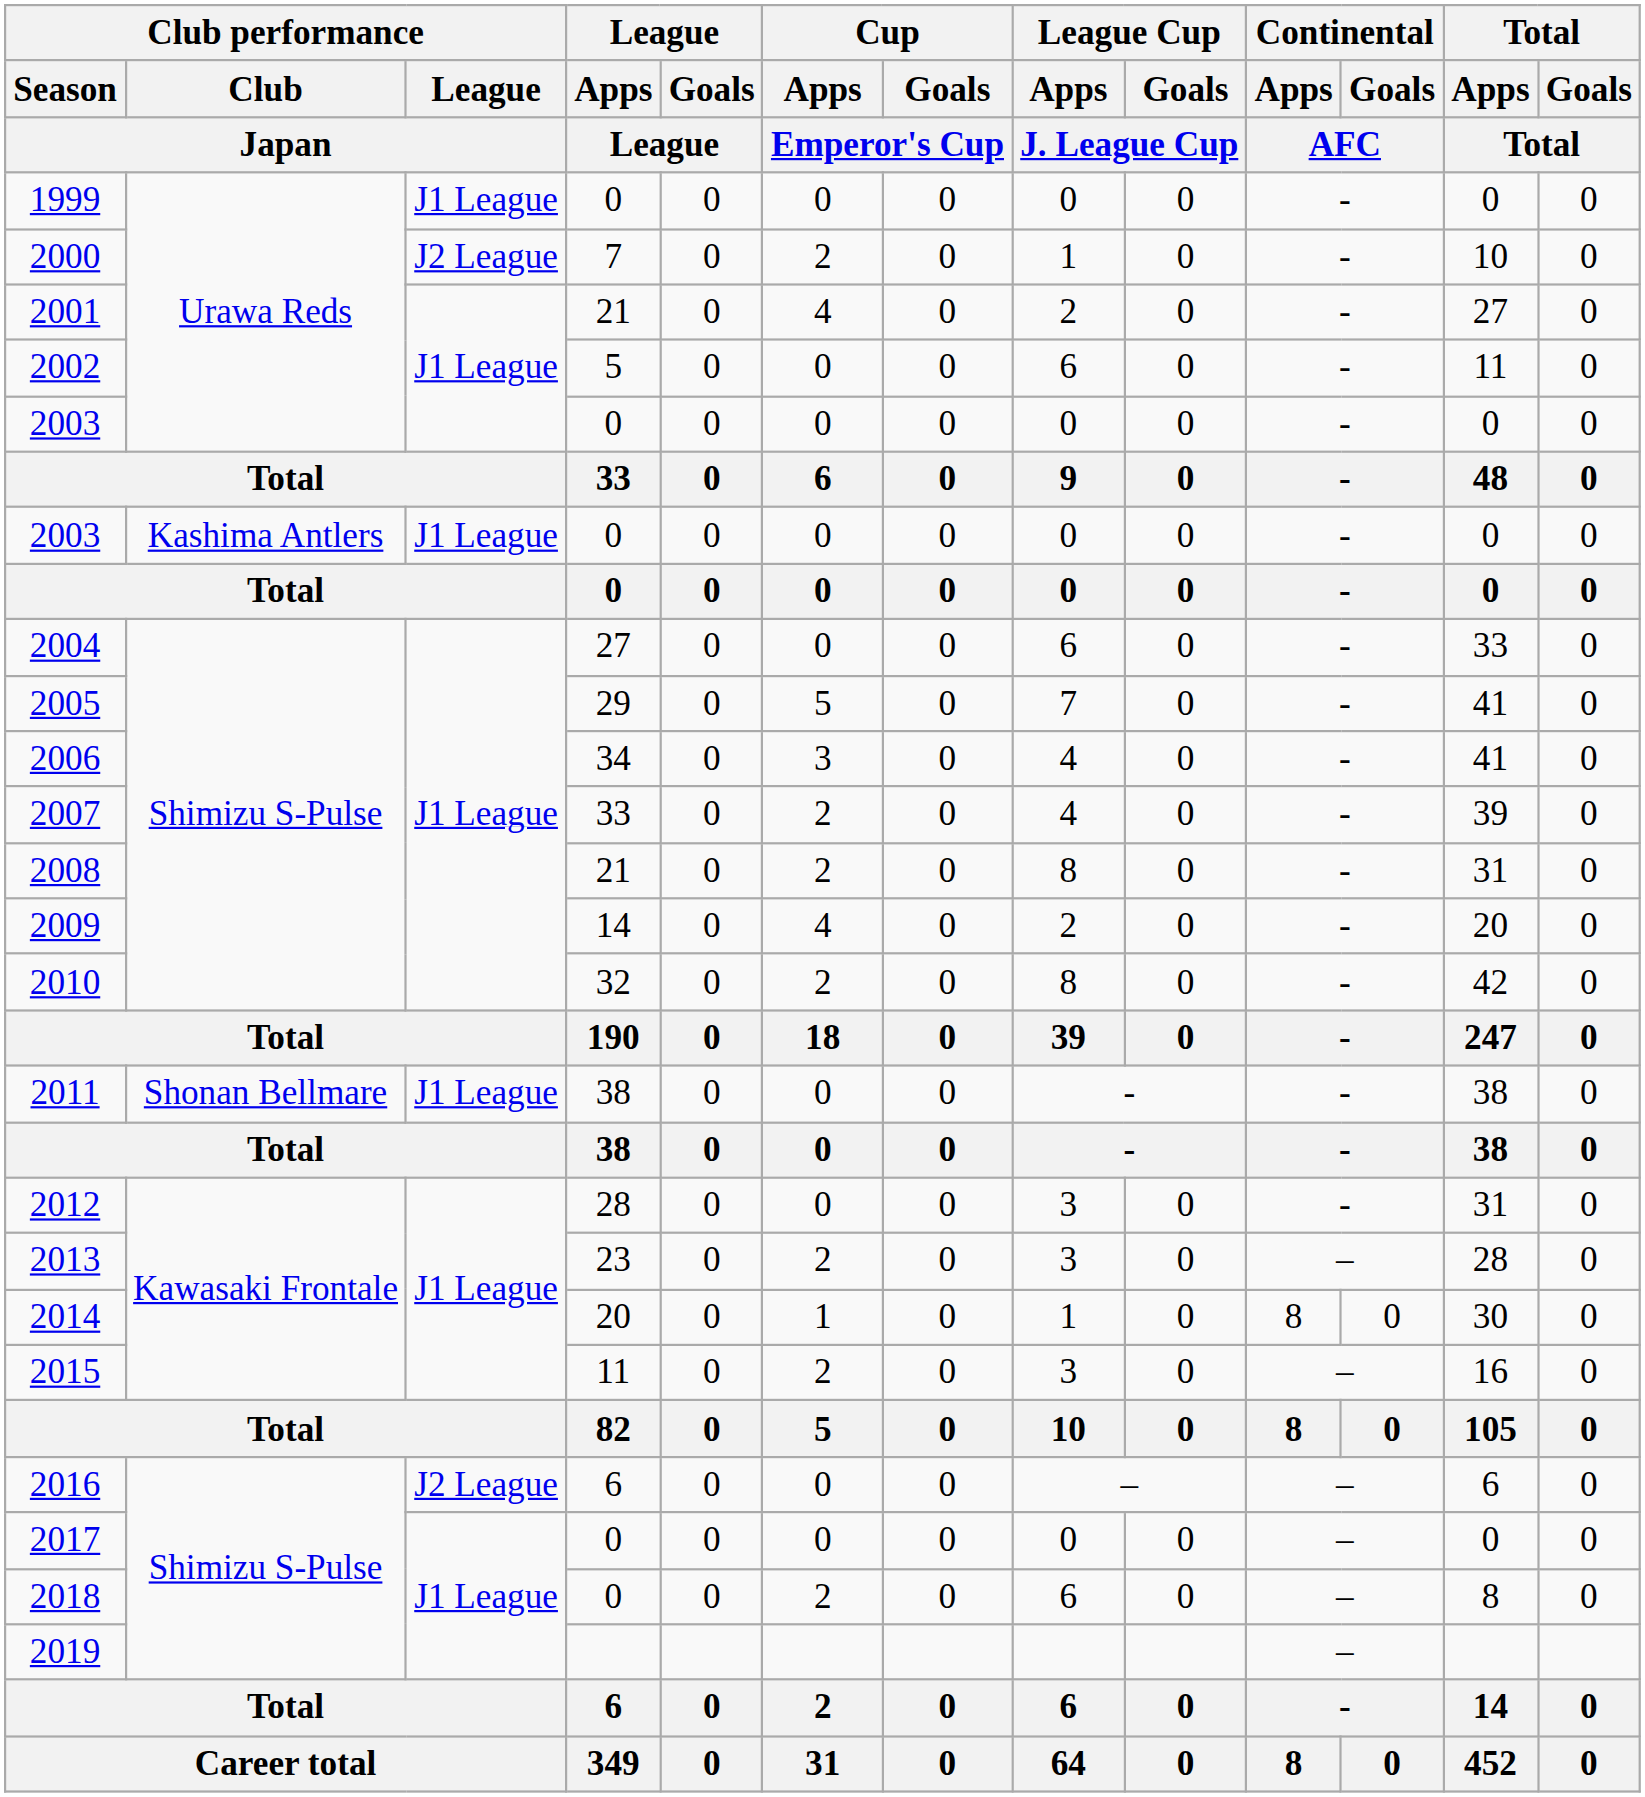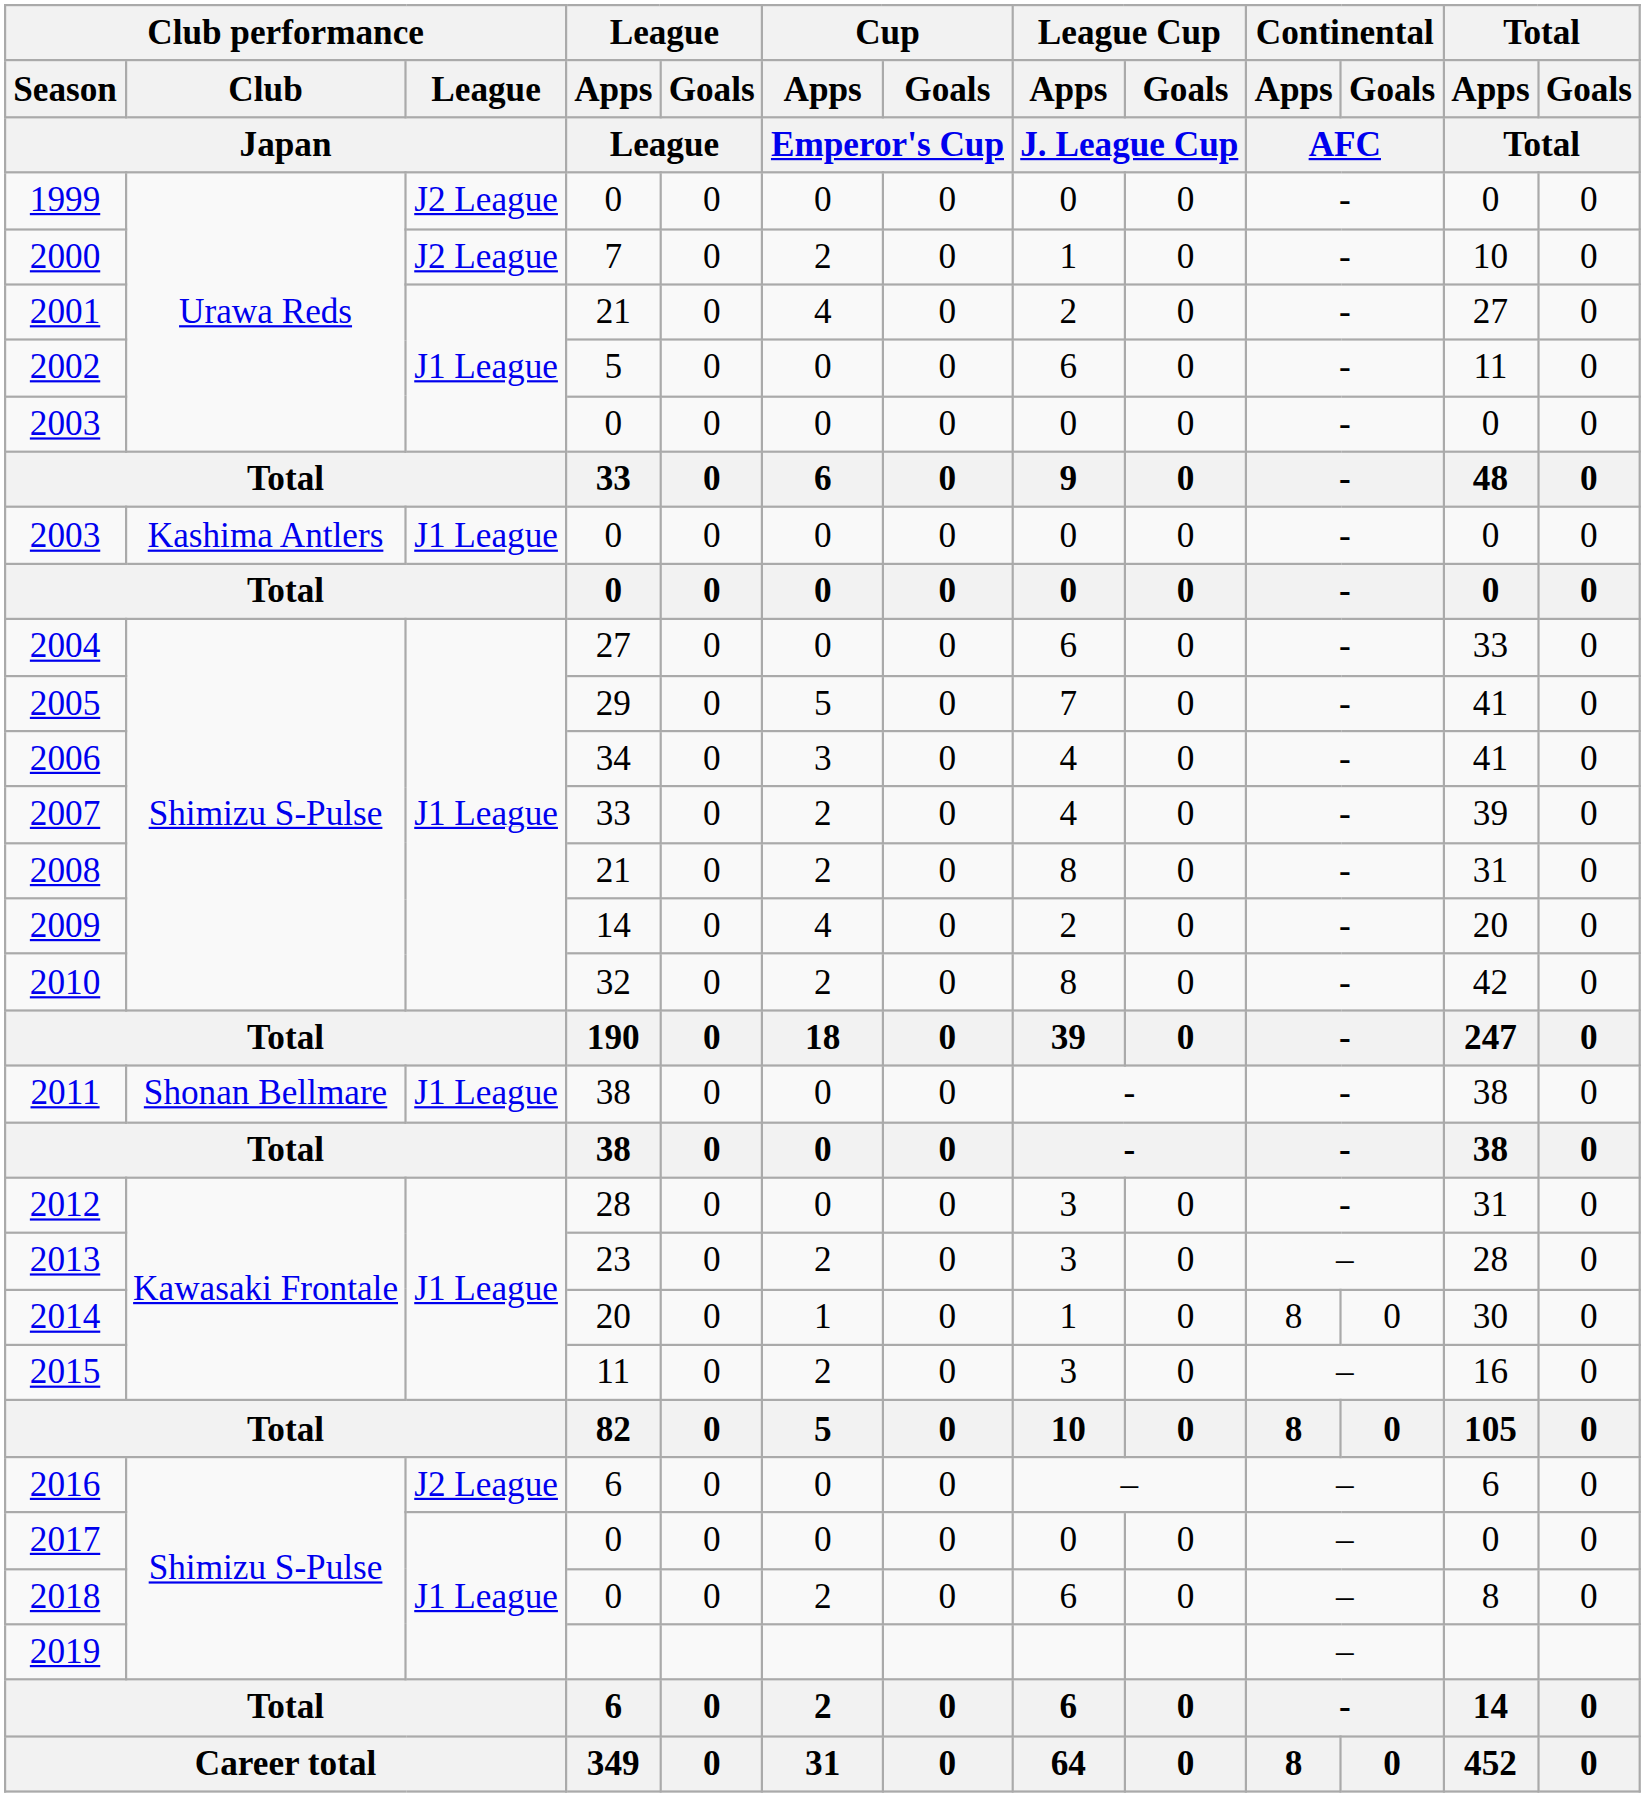(486, 199) J1 League -> (486, 199) J2 League
